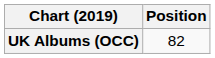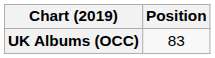(176, 41) 82 -> (176, 41) 83
